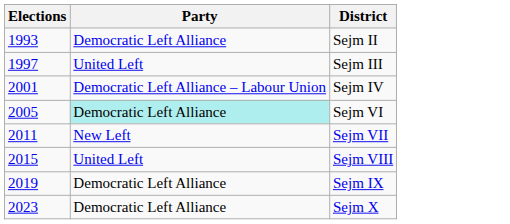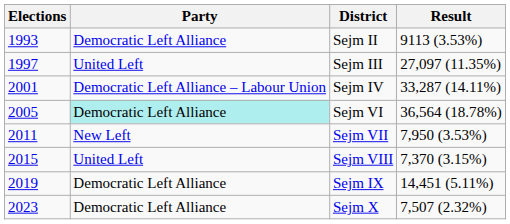+ column: (451, 16)
